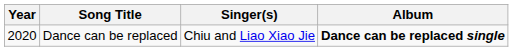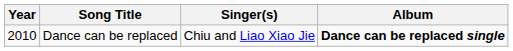(22, 35) 2020 -> (22, 35) 2010
